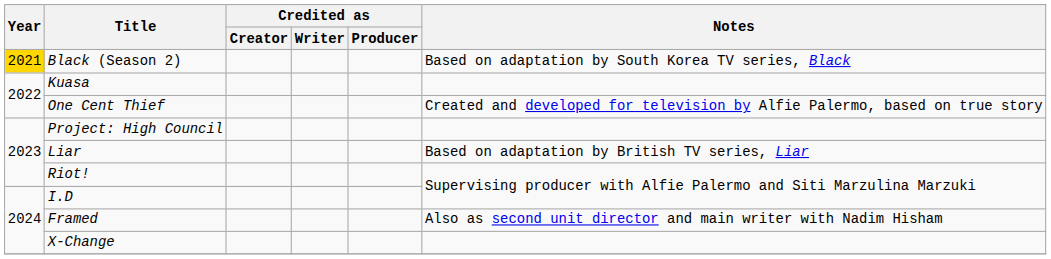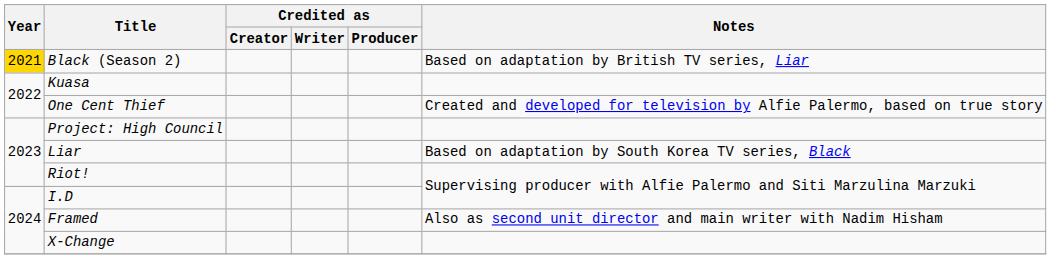(638, 61) Based on adaptation by South Korea TV series, Black -> (617, 61) Based on adaptation by British TV series, Liar
(617, 152) Based on adaptation by British TV series, Liar -> (638, 152) Based on adaptation by South Korea TV series, Black
